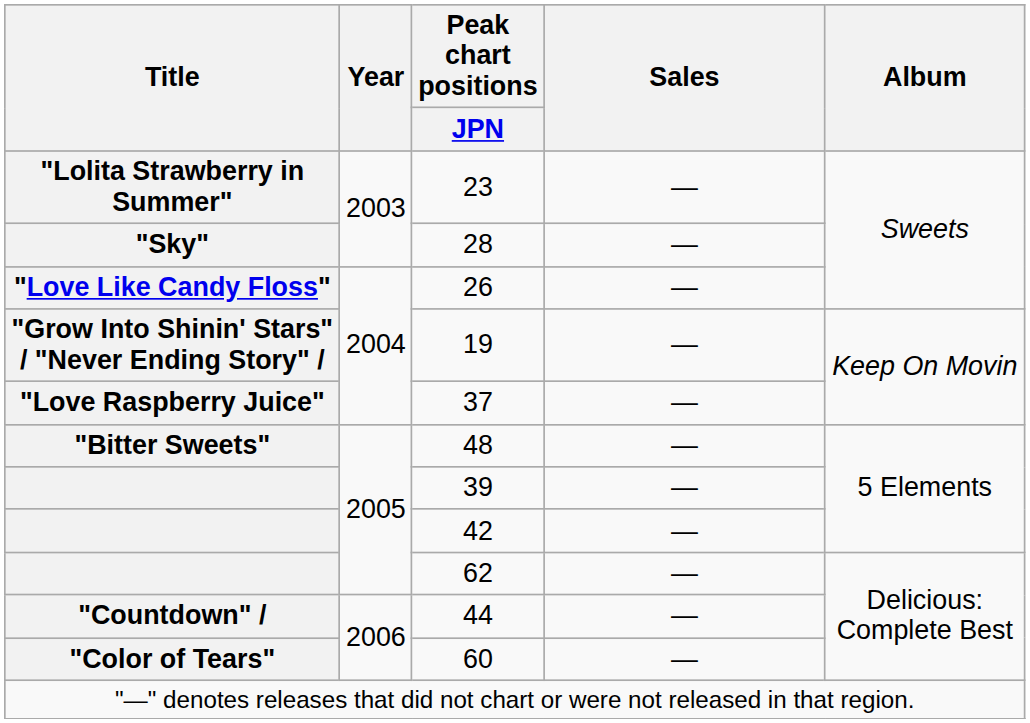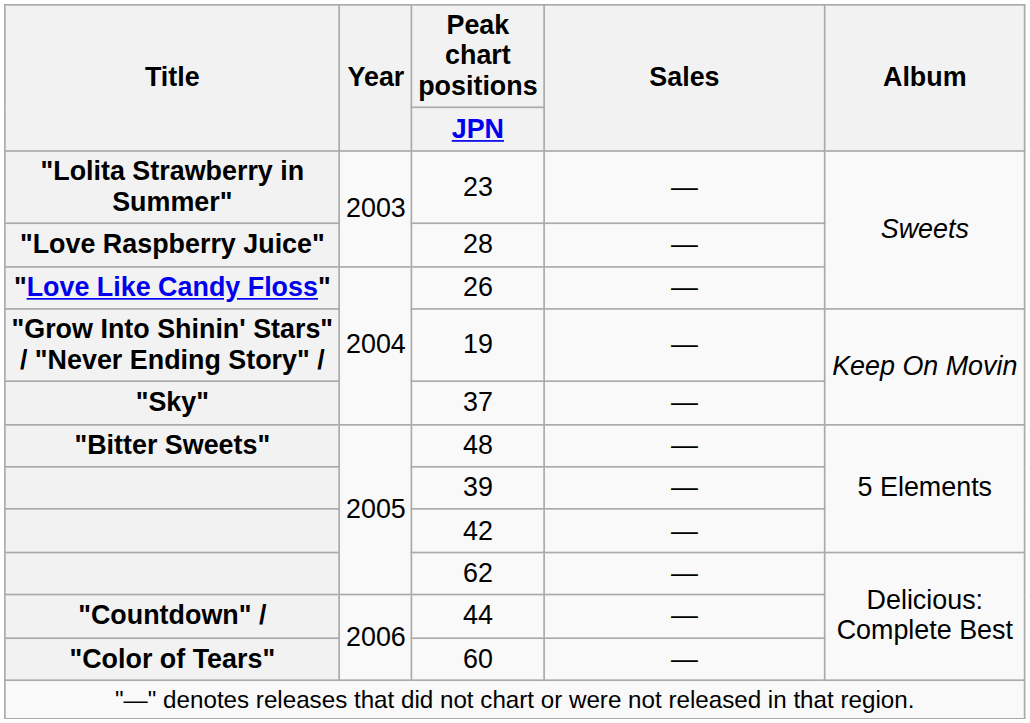(172, 244) "Sky" -> (172, 244) "Love Raspberry Juice"
(172, 402) "Love Raspberry Juice" -> (172, 402) "Sky"
